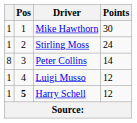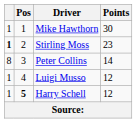(9, 45) normal -> (9, 45) bold
(108, 45) 24 -> (108, 45) 23
